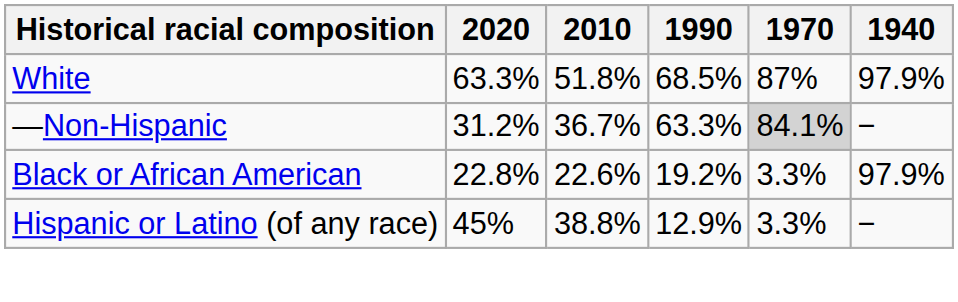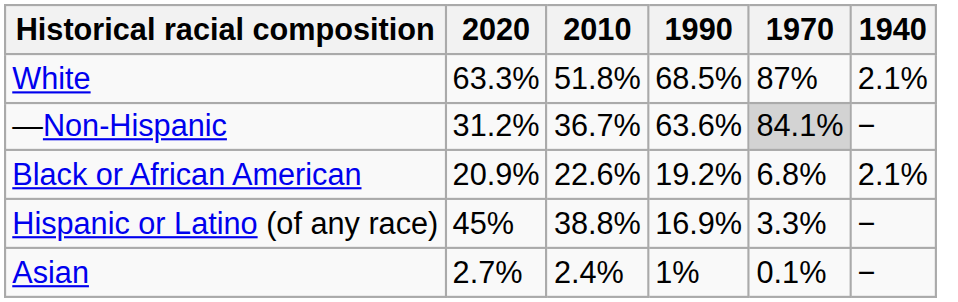(901, 78) 97.9% -> (893, 78) 2.1%
(699, 127) 63.3% -> (699, 127) 63.6%
(496, 175) 22.8% -> (496, 175) 20.9%
(791, 175) 3.3% -> (791, 175) 6.8%
(901, 175) 97.9% -> (893, 175) 2.1%
(699, 224) 12.9% -> (699, 224) 16.9%
+ row: (51, 272)
